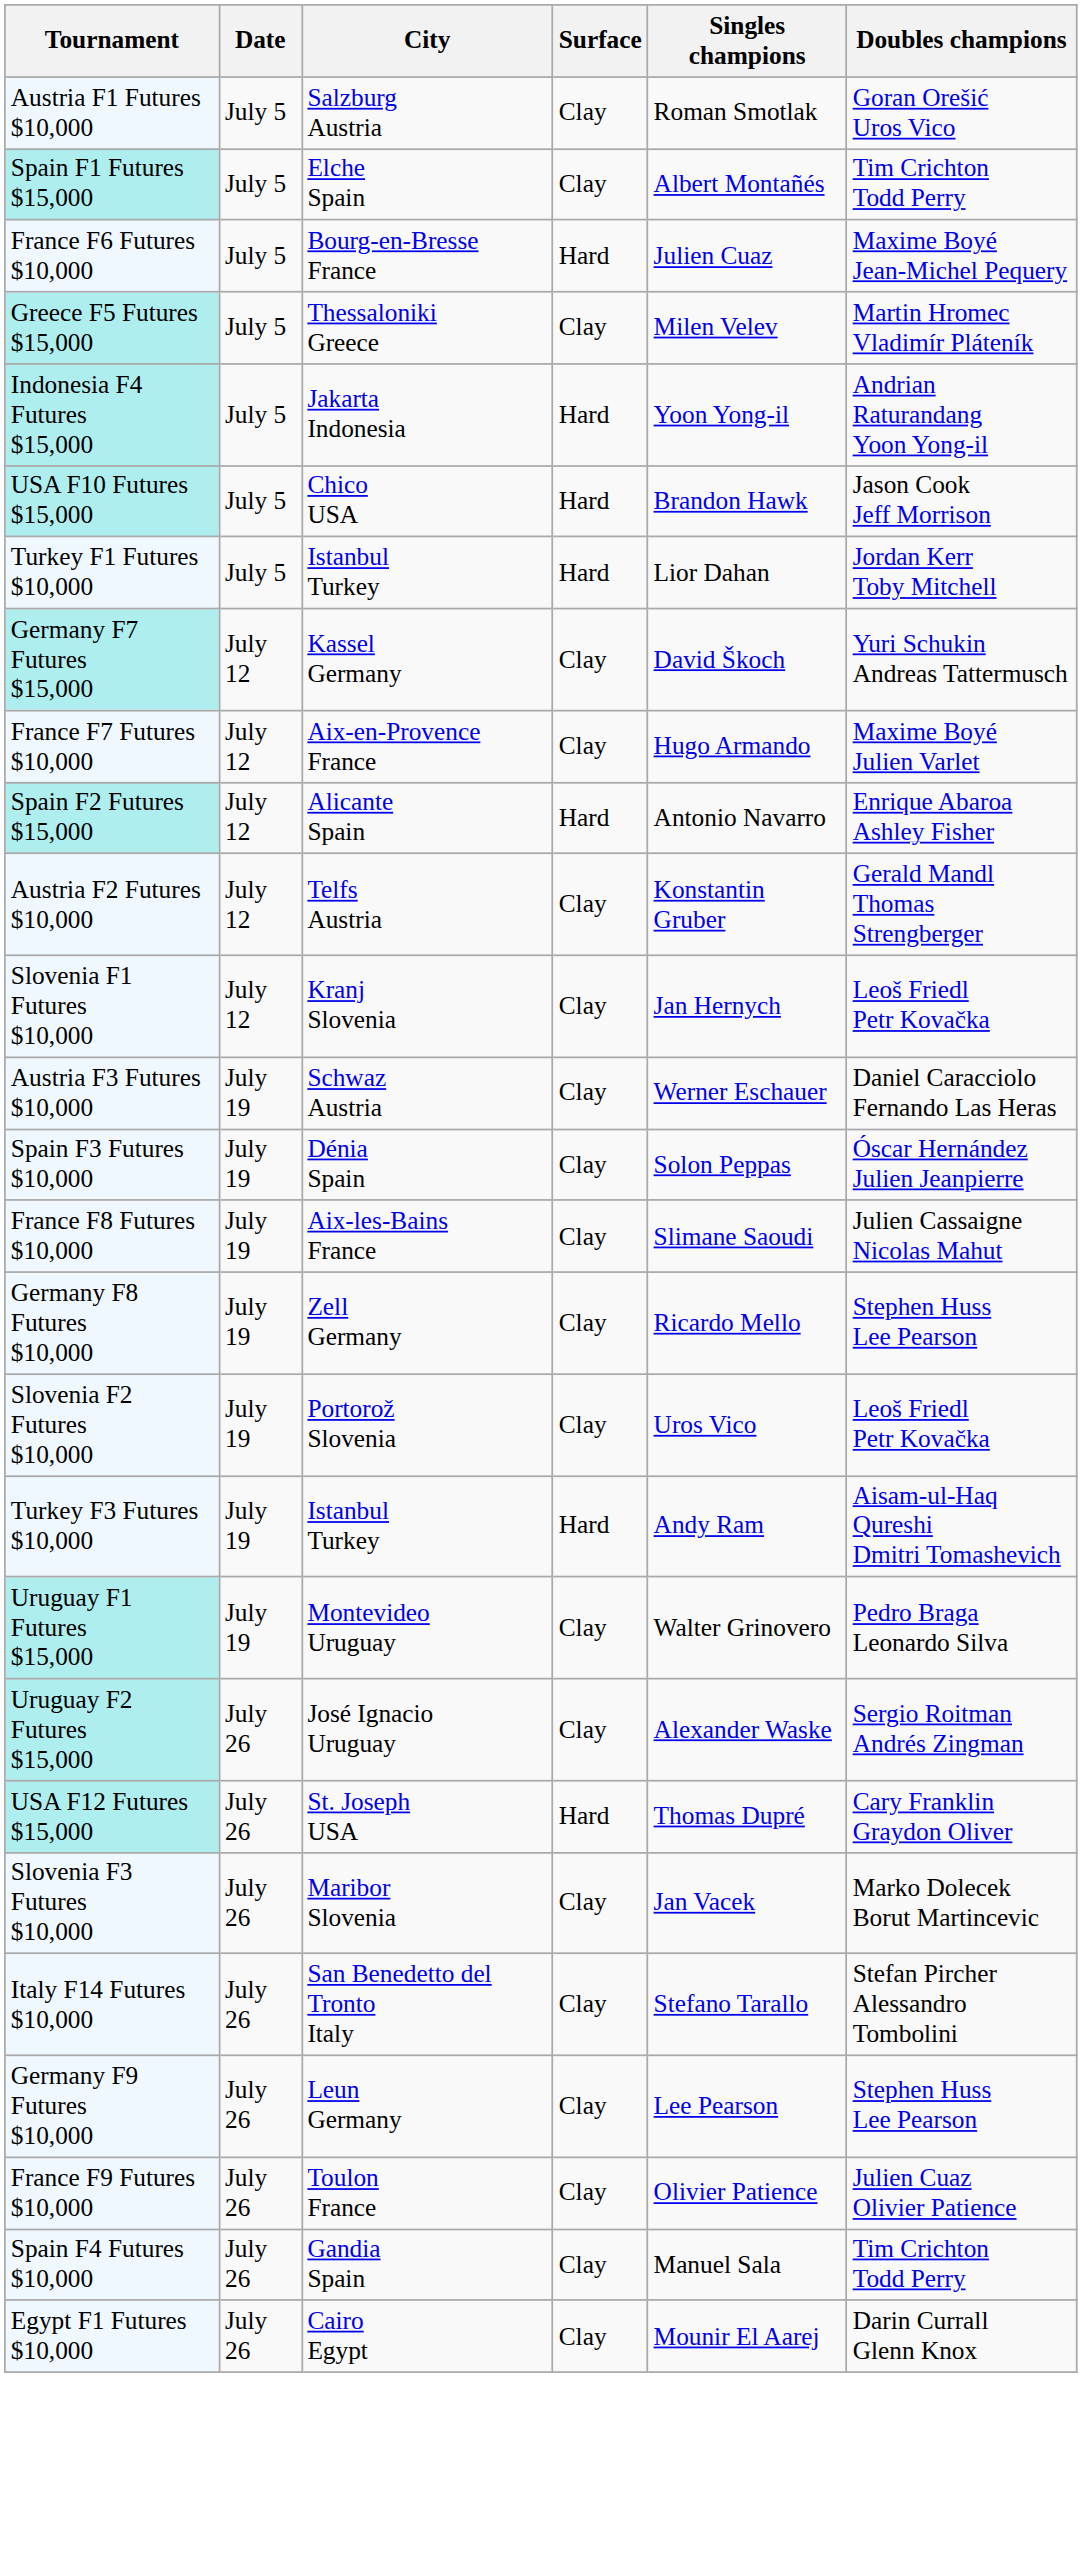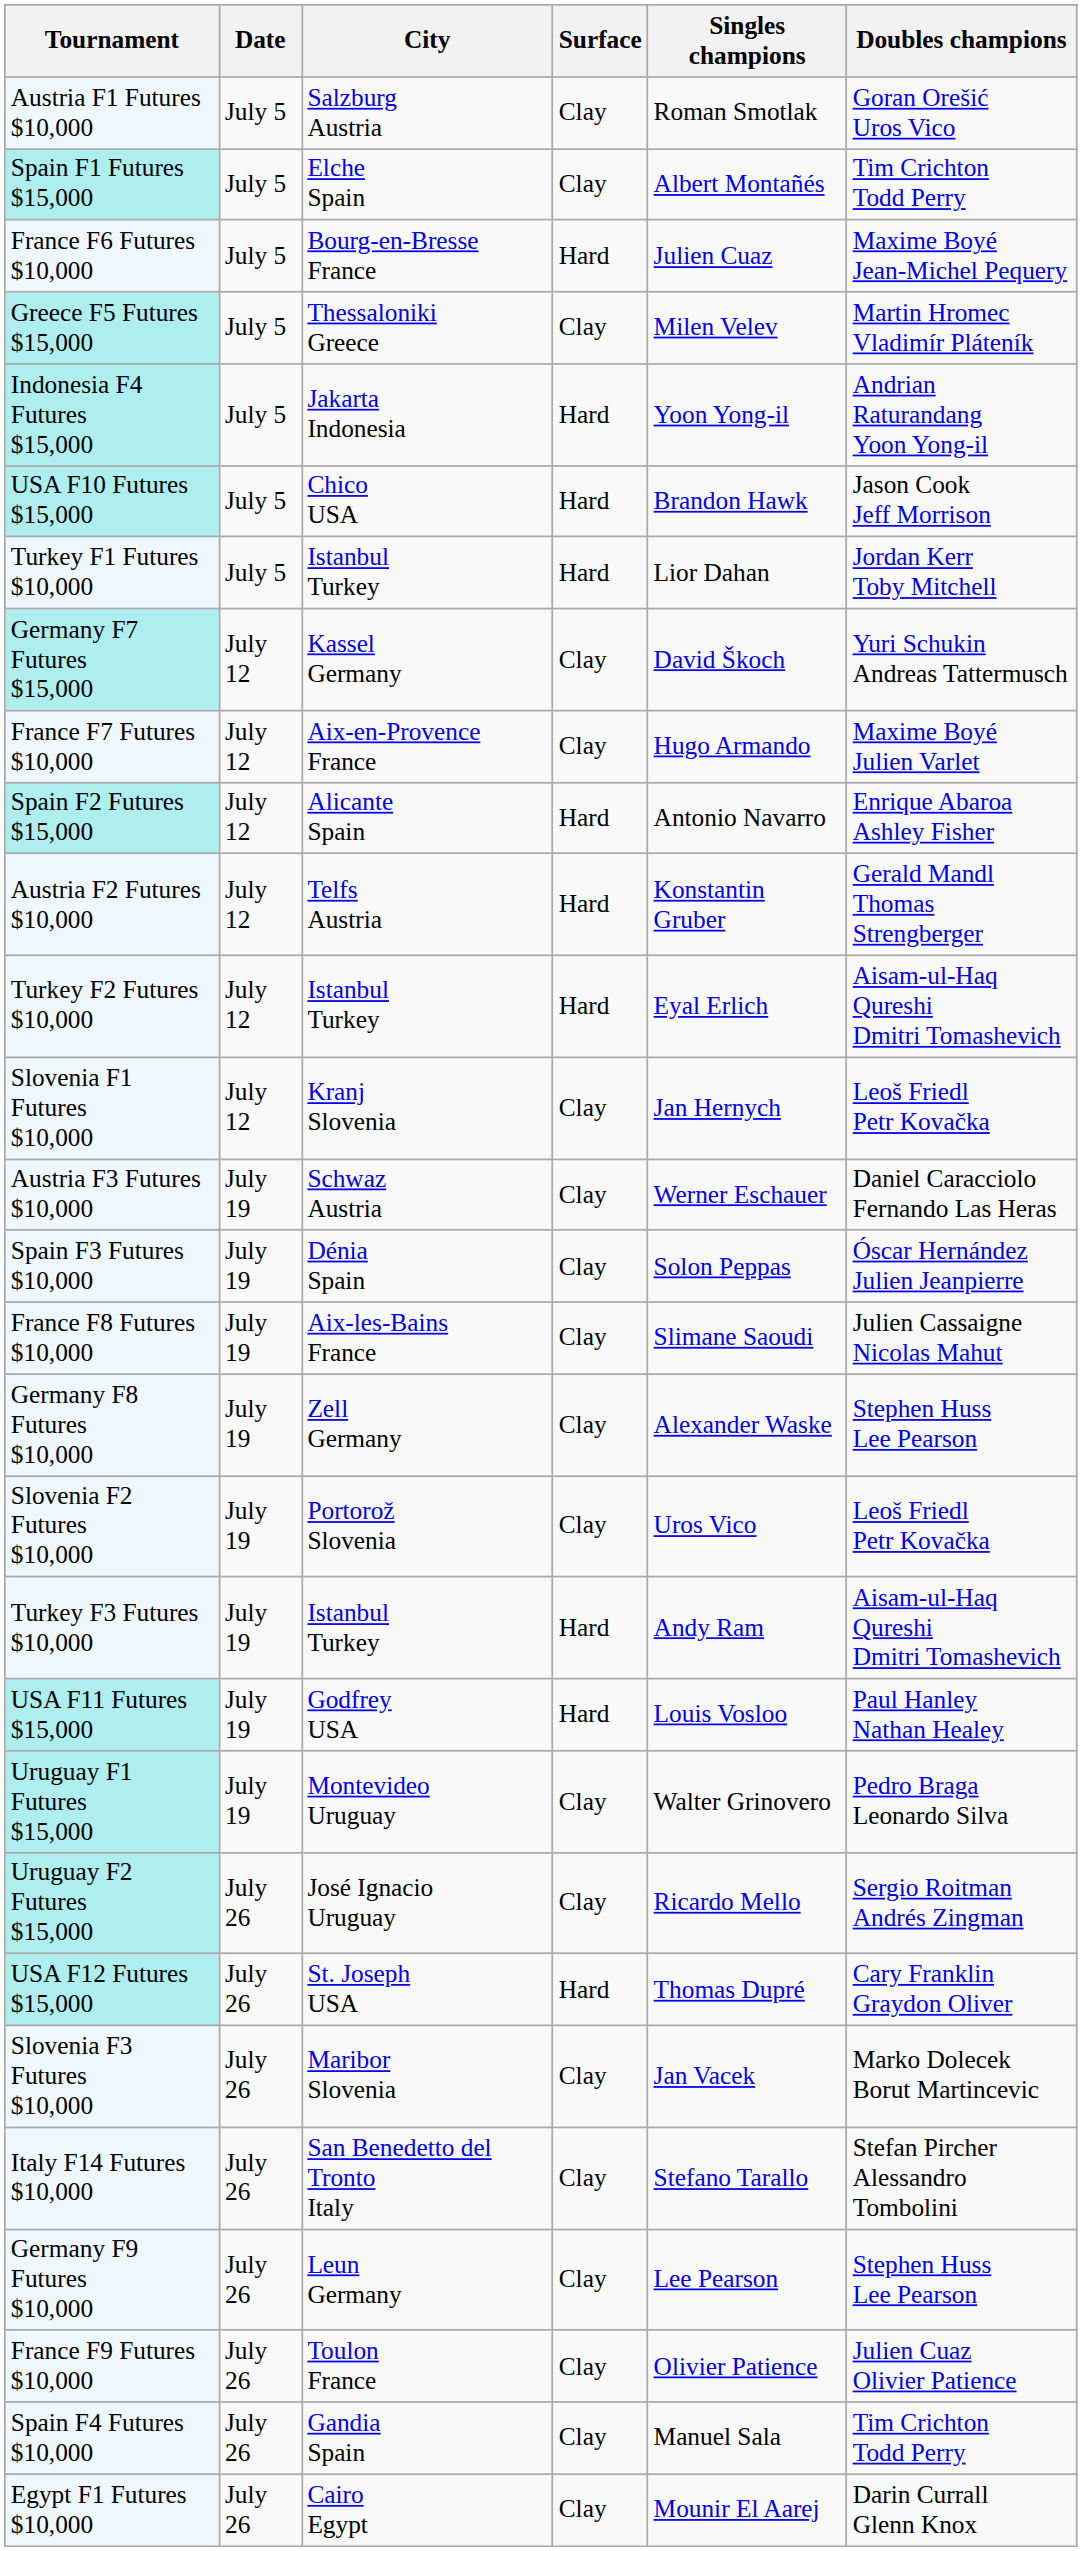(583, 904) Clay -> (584, 904) Hard
+ row: (105, 1006)
(727, 1322) Ricardo Mello -> (743, 1424) Alexander Waske
+ row: (99, 1714)
(743, 1729) Alexander Waske -> (727, 1902) Ricardo Mello
